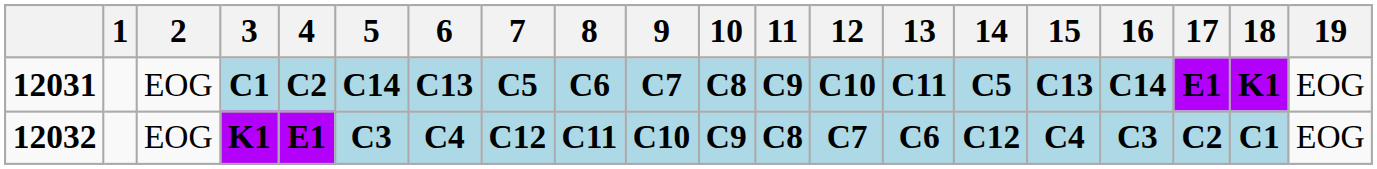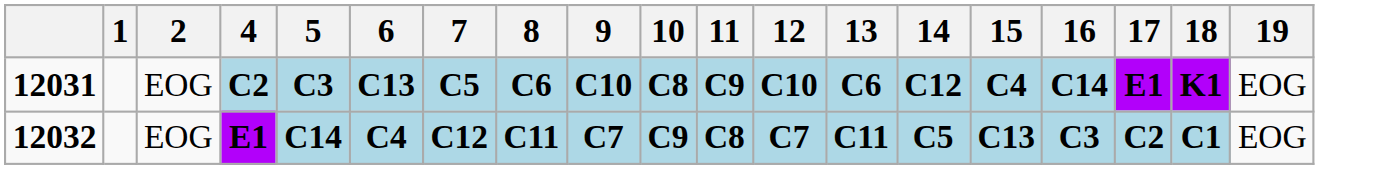- column: (249, 31)
(371, 84) C14 -> (313, 84) C3
(662, 84) C7 -> (603, 84) C10
(919, 84) C11 -> (861, 84) C6
(991, 84) C5 -> (933, 84) C12
(1064, 84) C13 -> (1006, 84) C4
(371, 137) C3 -> (313, 137) C14
(662, 137) C10 -> (603, 137) C7
(919, 137) C6 -> (861, 137) C11
(991, 137) C12 -> (933, 137) C5
(1064, 137) C4 -> (1006, 137) C13
